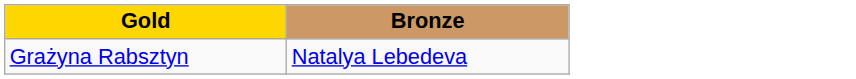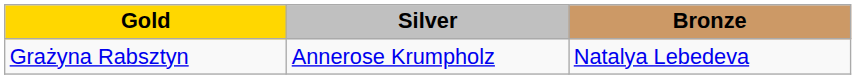+ column: (428, 21)
